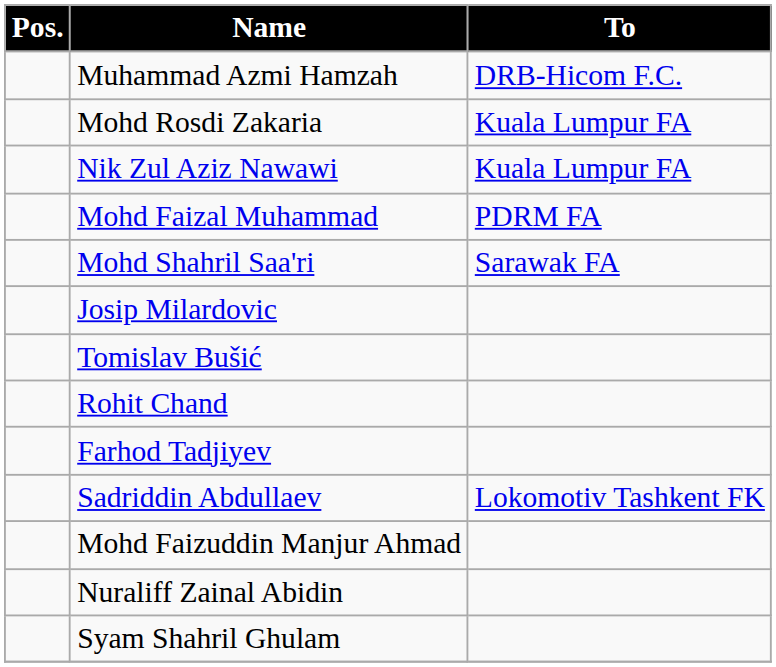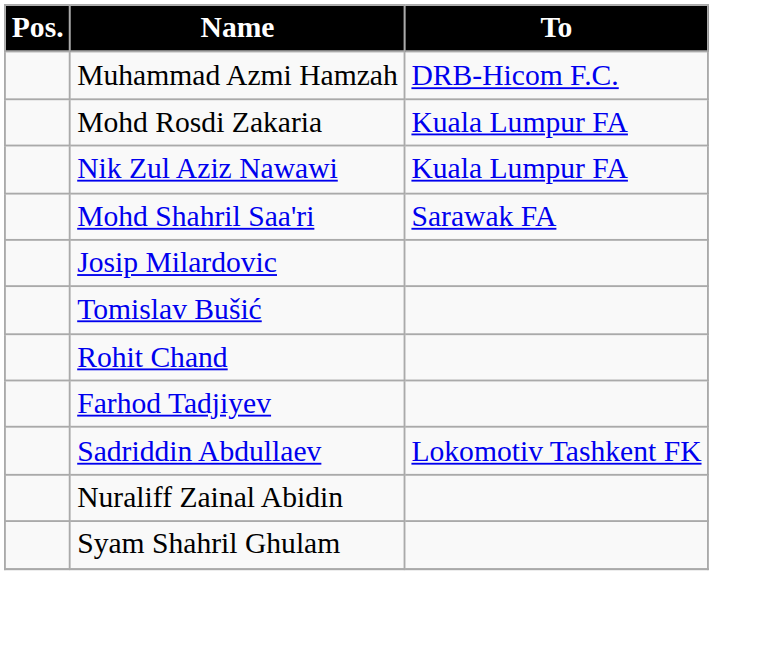- row: (228, 215)
- row: (269, 544)
